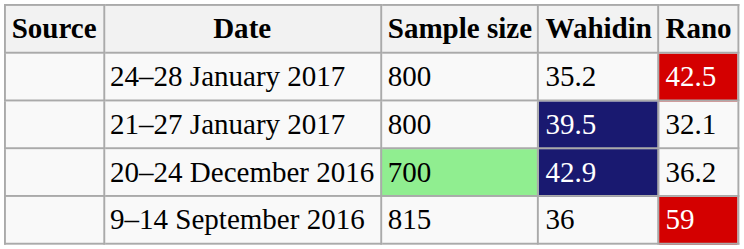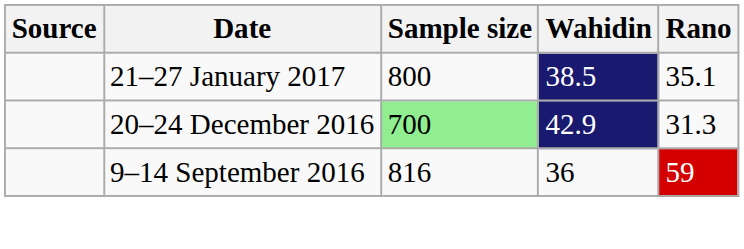- row: (228, 76)
(571, 124) 39.5 -> (571, 76) 38.5
(691, 124) 32.1 -> (691, 76) 35.1
(691, 172) 36.2 -> (691, 124) 31.3
(410, 220) 815 -> (410, 172) 816
